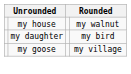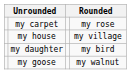+ row: (37, 24)
(98, 24) my walnut -> (98, 37) my village
(98, 50) my village -> (98, 62) my walnut
